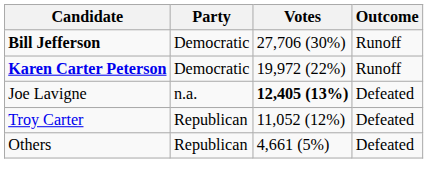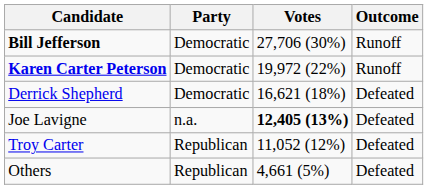+ row: (65, 94)
